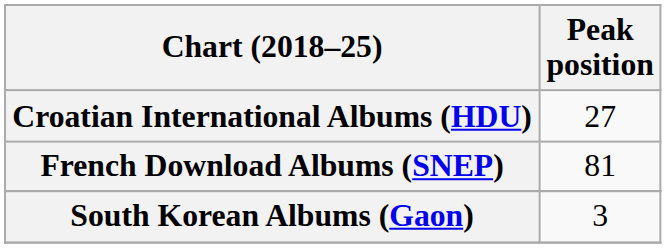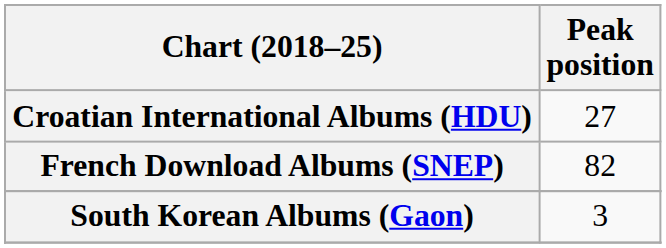(600, 165) 81 -> (600, 165) 82
